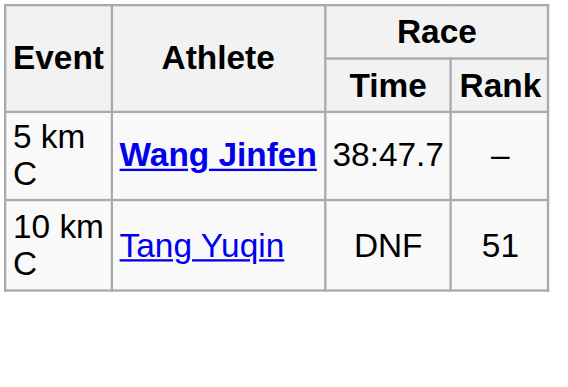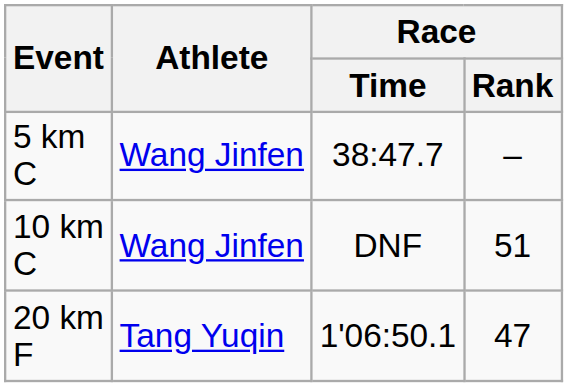(218, 156) bold -> (212, 156) normal
(202, 246) Tang Yuqin -> (212, 246) Wang Jinfen
+ row: (58, 336)
